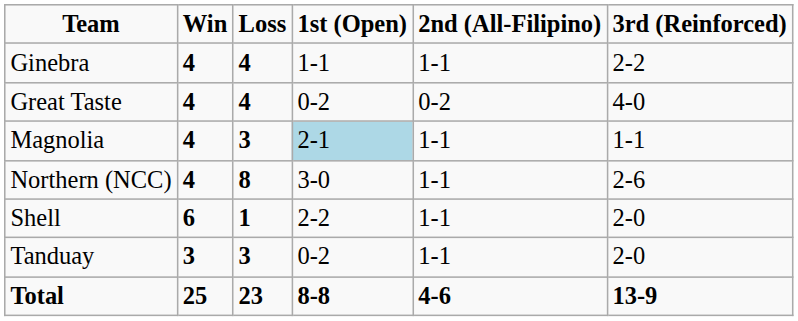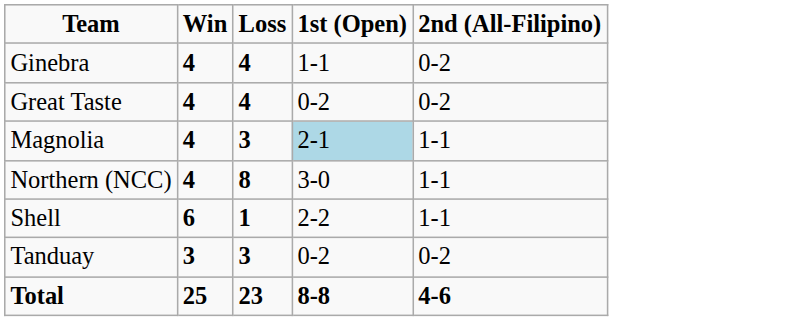- column: (700, 23)
(435, 62) 1-1 -> (435, 62) 0-2
(435, 256) 1-1 -> (435, 256) 0-2
